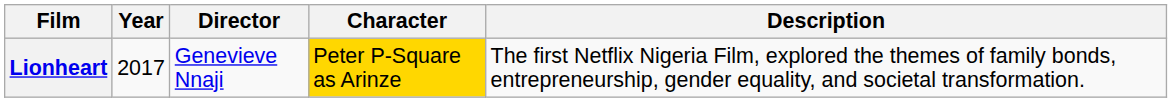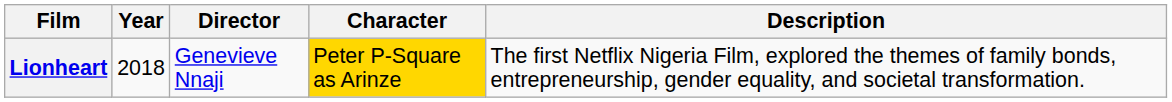(141, 67) 2017 -> (141, 67) 2018
